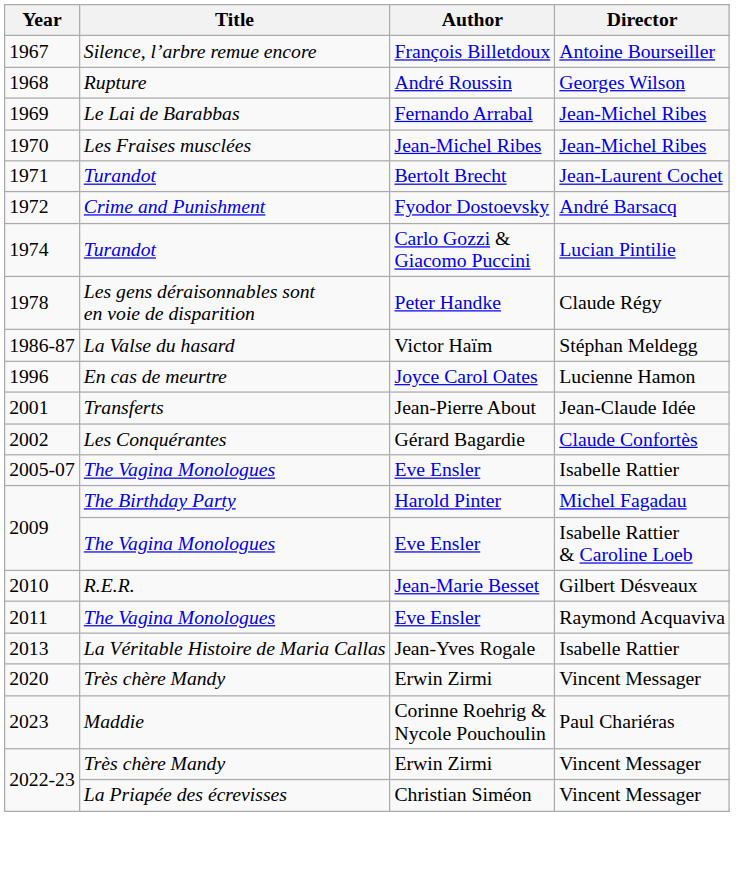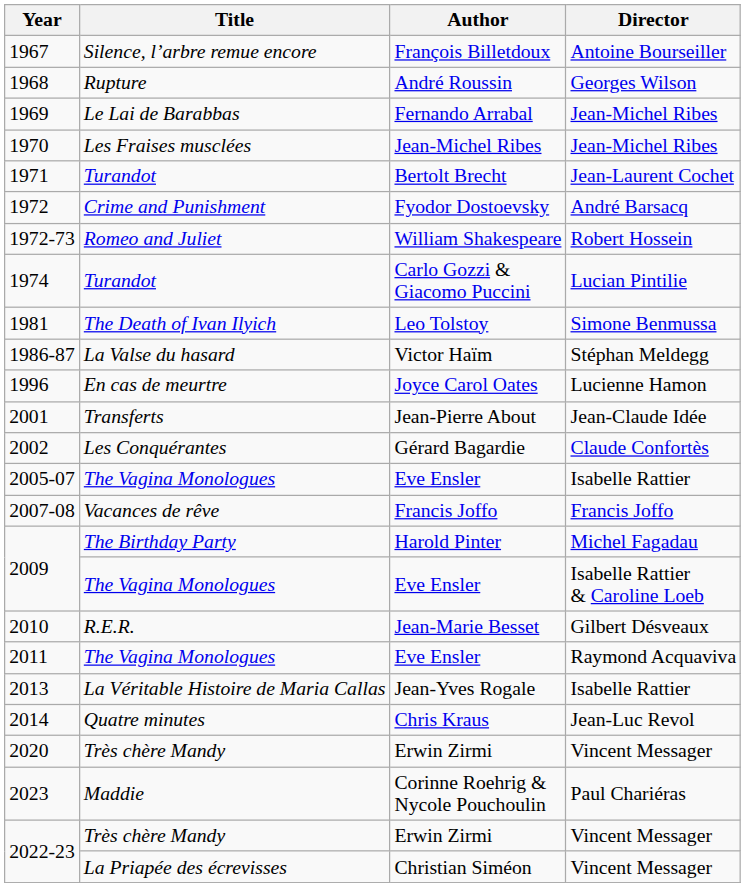+ row: (42, 238)
- row: (29, 303)
+ row: (29, 323)
+ row: (42, 510)
+ row: (29, 719)
